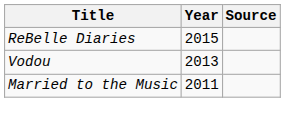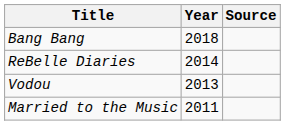+ row: (46, 39)
(202, 39) 2015 -> (202, 62) 2014
